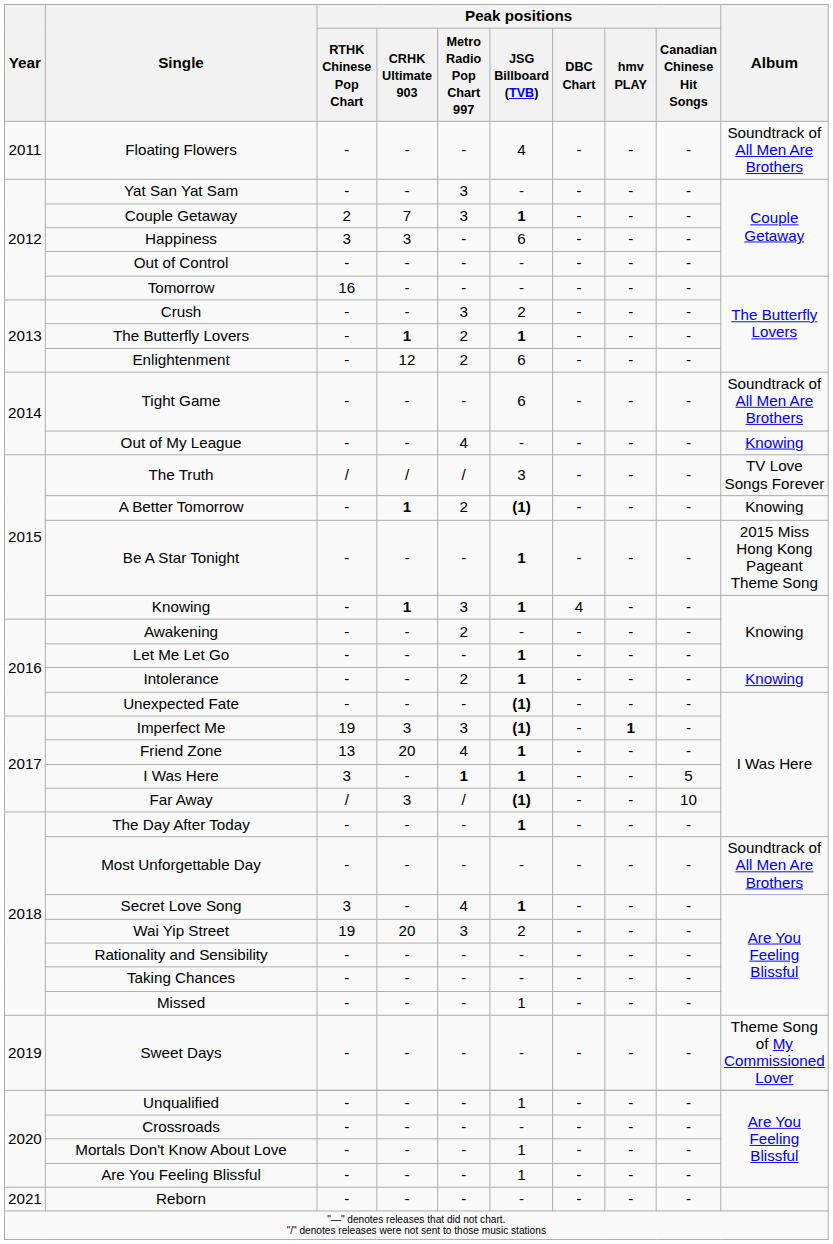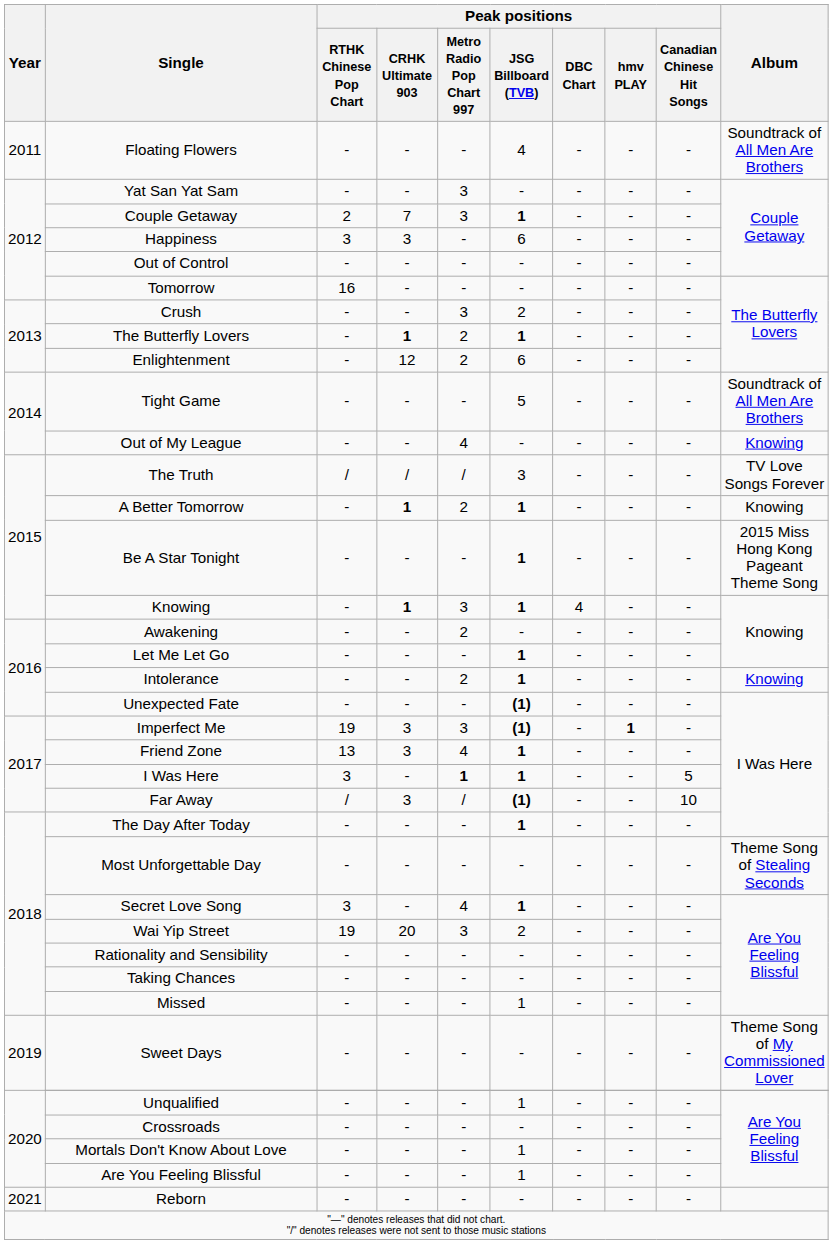(522, 401) 6 -> (522, 401) 5
(522, 507) (1) -> (522, 507) 1
(407, 752) 20 -> (407, 752) 3
(774, 865) Soundtrack of All Men Are Brothers -> (774, 865) Theme Song of Stealing Seconds
